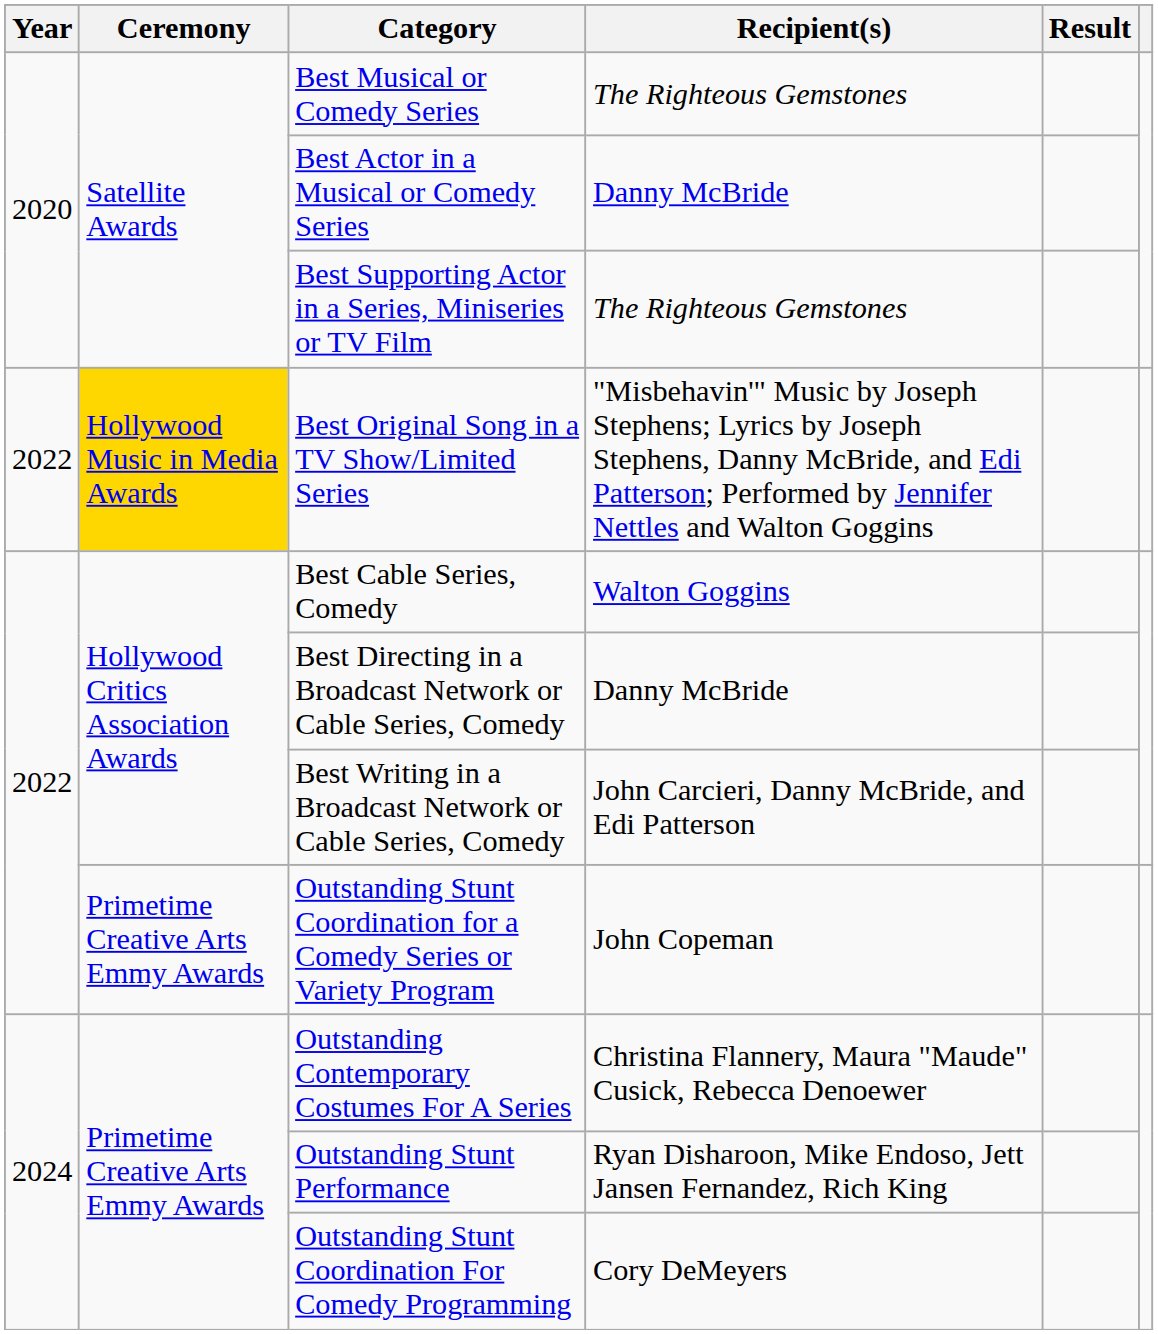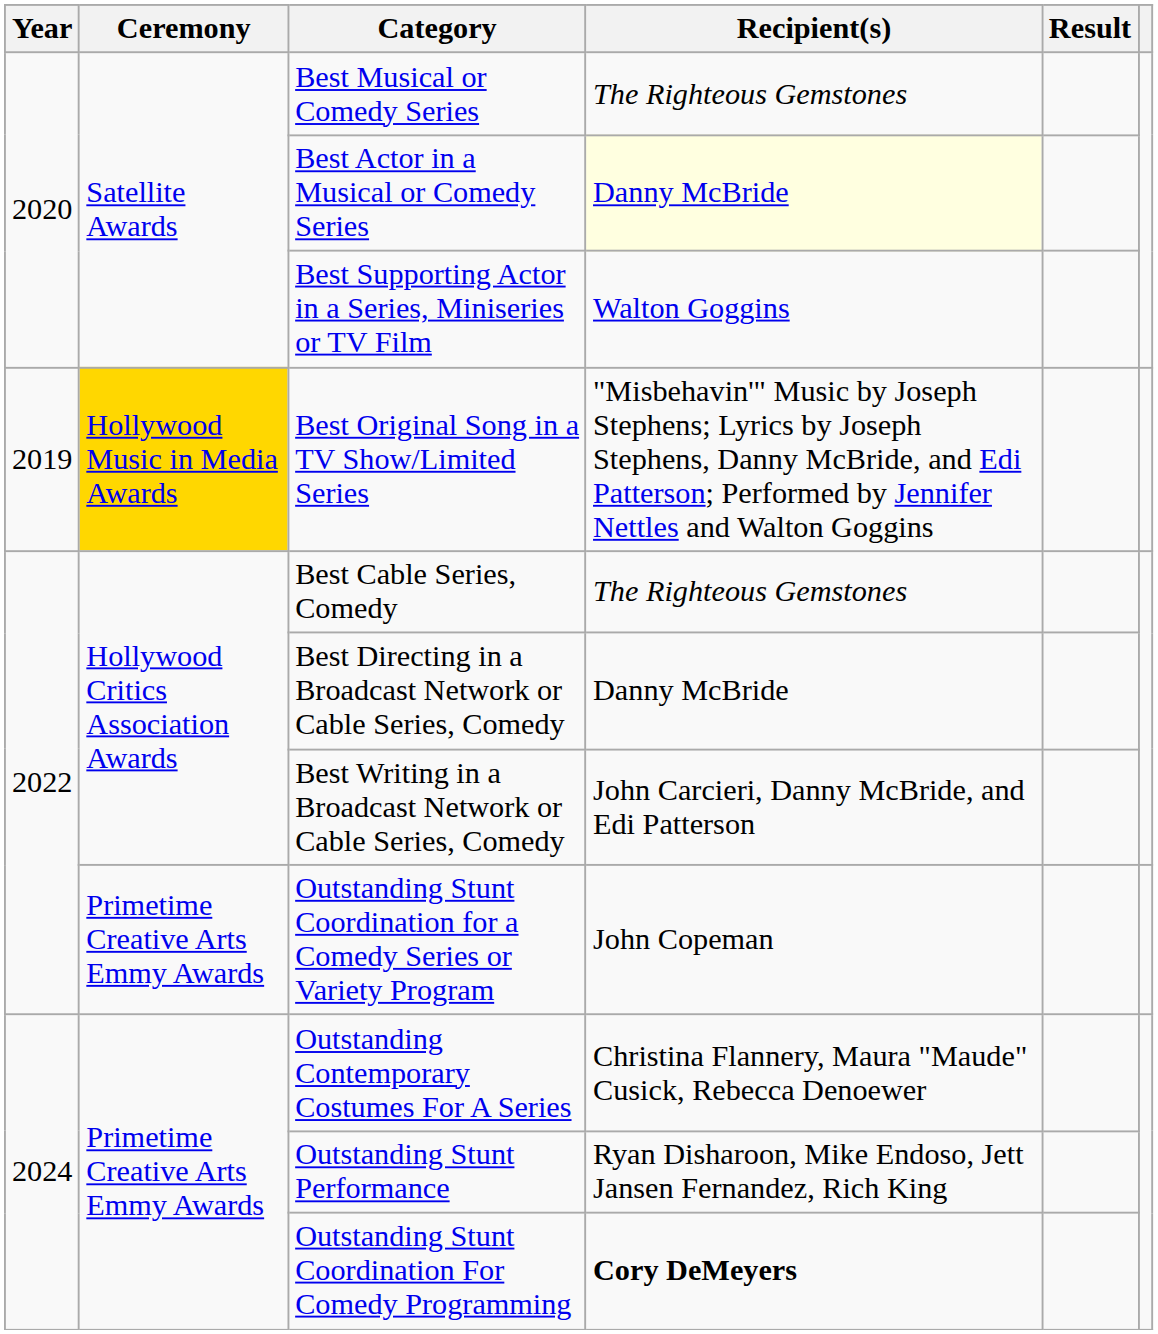(691, 192) no background -> (691, 192) lightyellow background
(750, 308) The Righteous Gemstones -> (691, 308) Walton Goggins
(42, 458) 2022 -> (42, 458) 2019
(691, 591) Walton Goggins -> (750, 591) The Righteous Gemstones
(690, 1270) normal -> (695, 1270) bold
